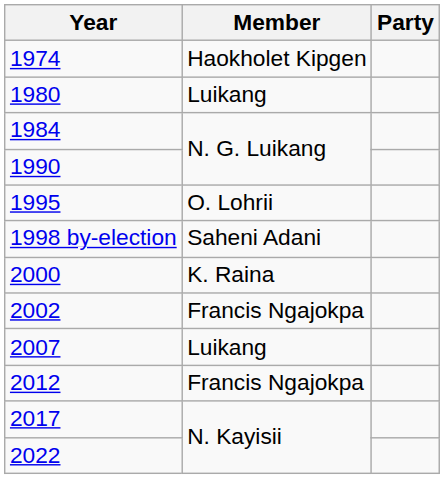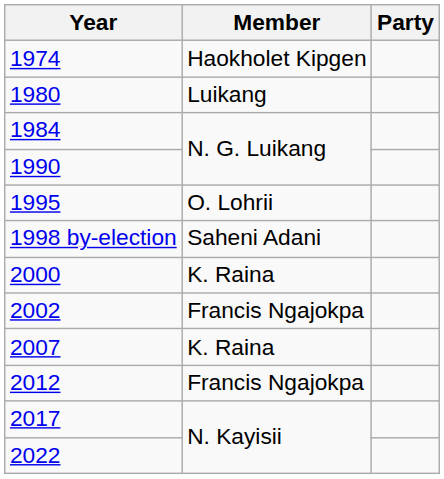(227, 346) Luikang -> (231, 346) K. Raina
